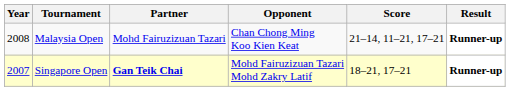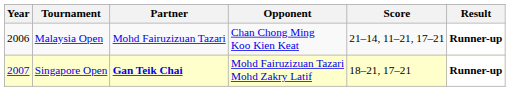(18, 39) 2008 -> (18, 39) 2006
